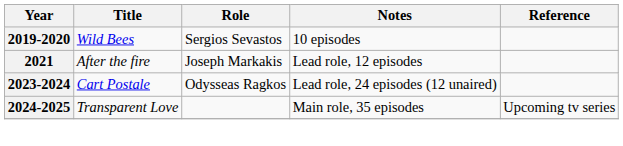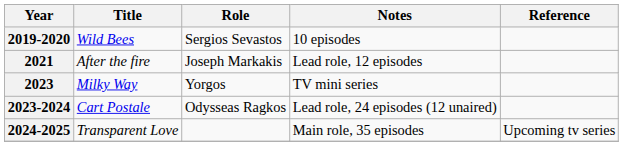+ row: (39, 84)
